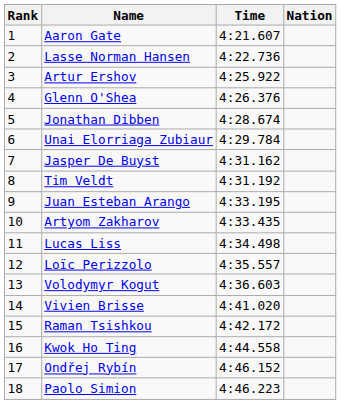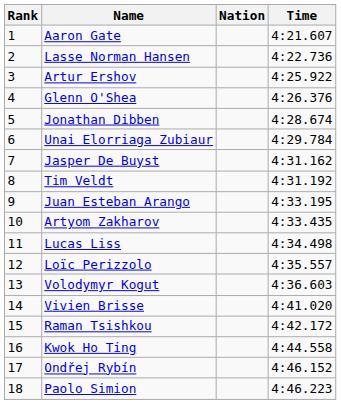columns swapped: (310, 15) <-> (250, 15)
